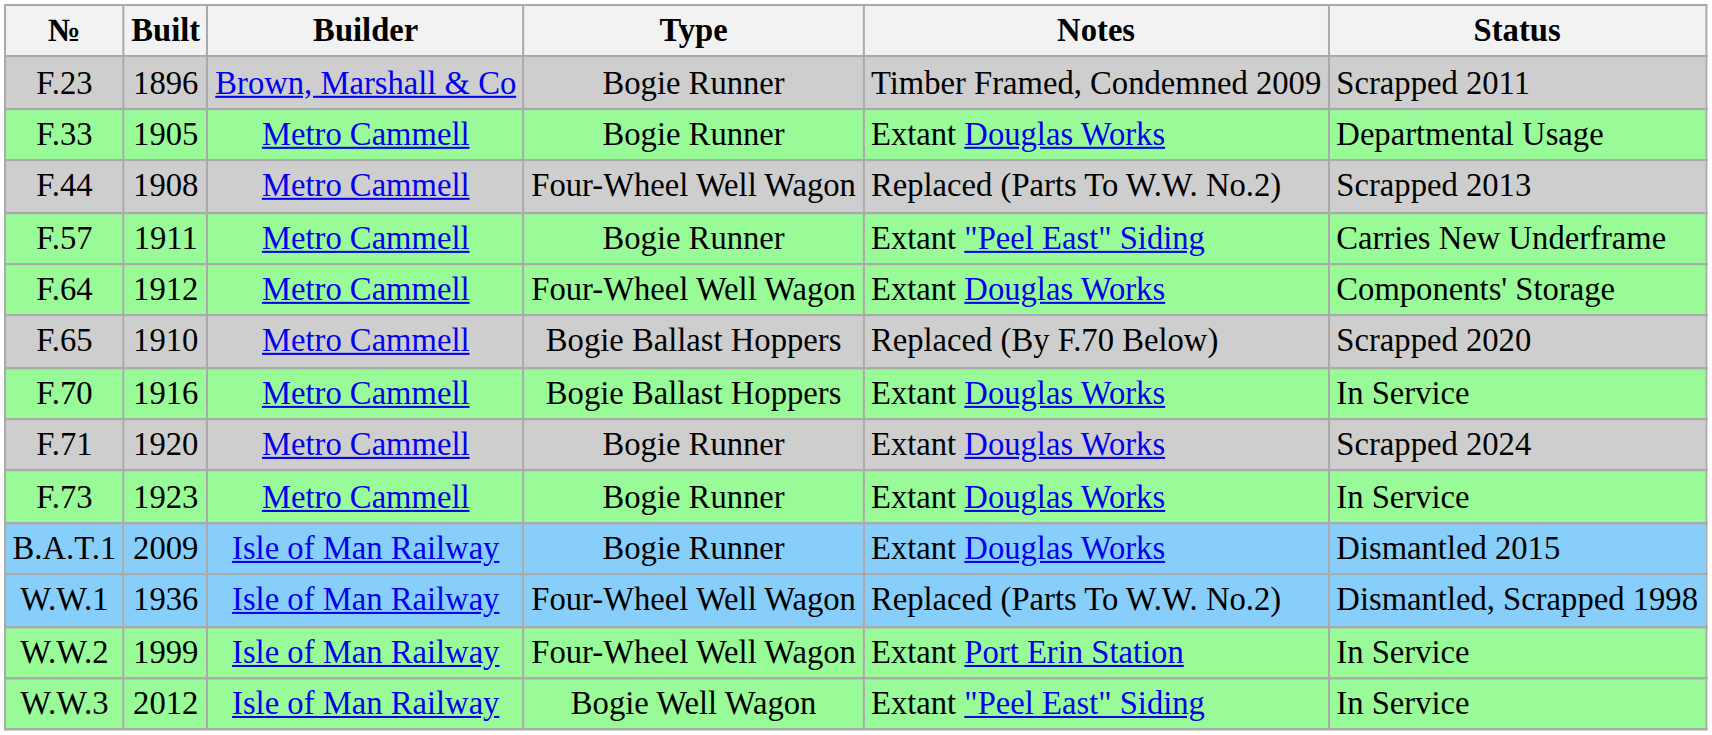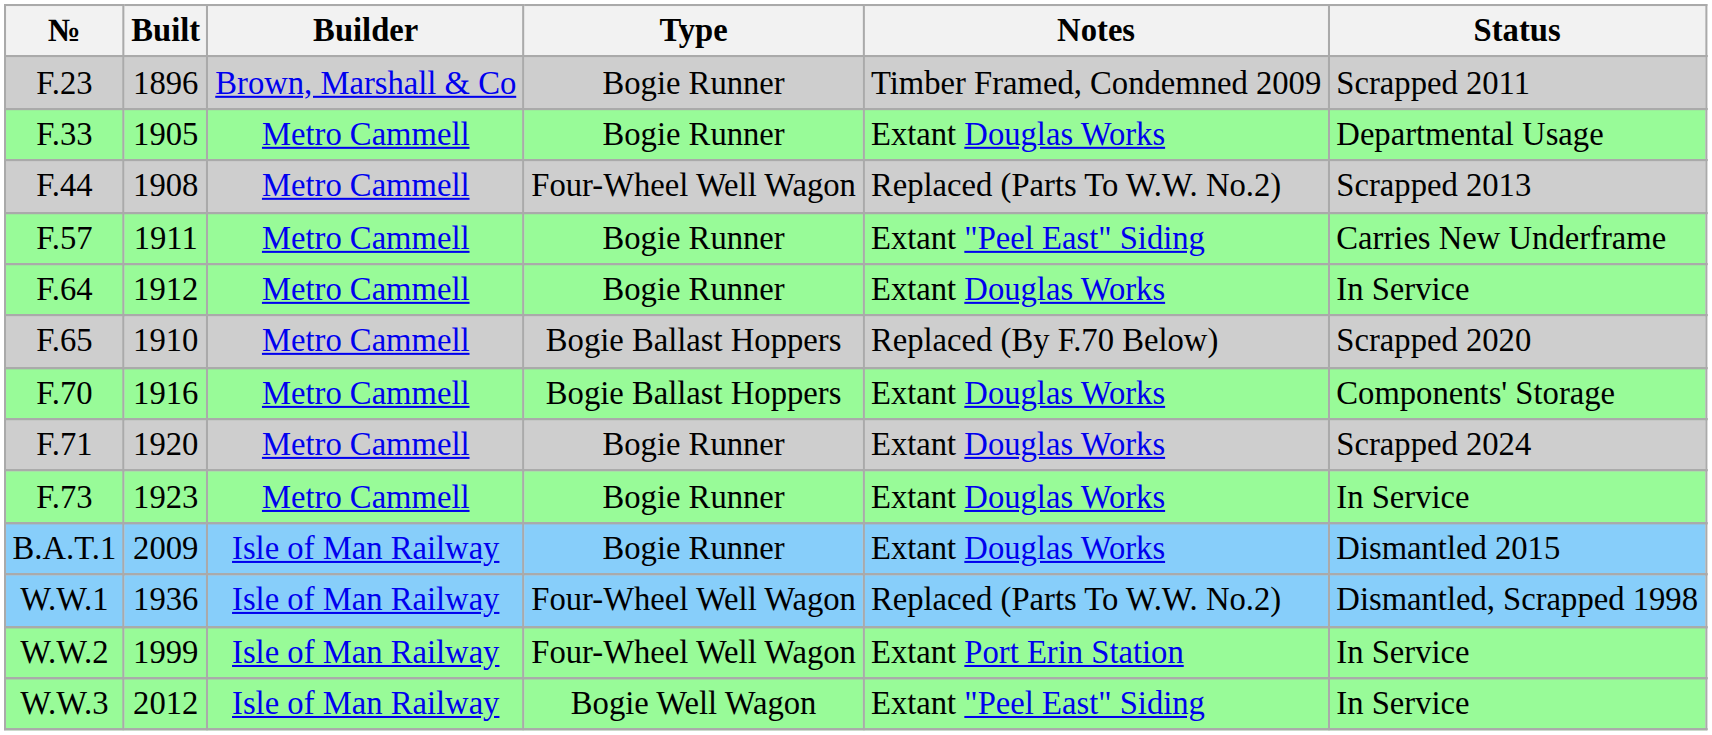(694, 289) Four-Wheel Well Wagon -> (694, 289) Bogie Runner
(1476, 289) Components' Storage -> (1403, 289) In Service
(1403, 392) In Service -> (1476, 392) Components' Storage
